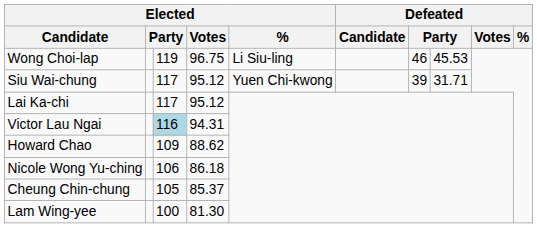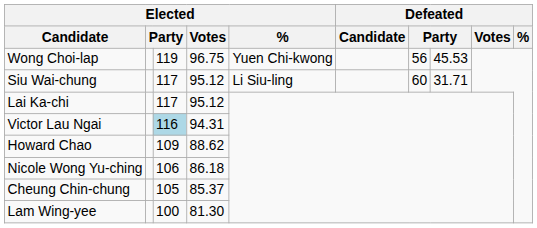(263, 59) Li Siu-ling -> (282, 59) Yuen Chi-kwong
(419, 59) 46 -> (419, 59) 56
(282, 80) Yuen Chi-kwong -> (263, 80) Li Siu-ling
(419, 80) 39 -> (419, 80) 60
